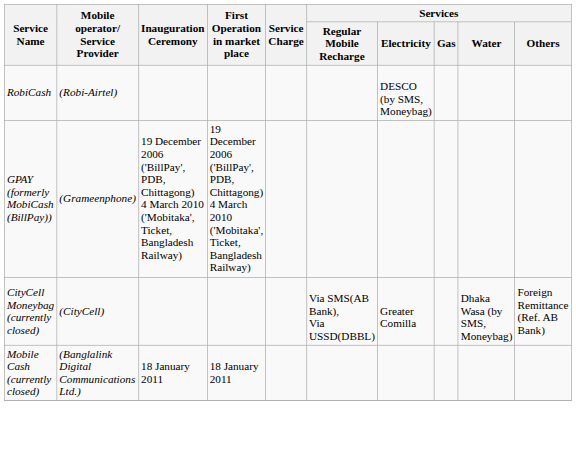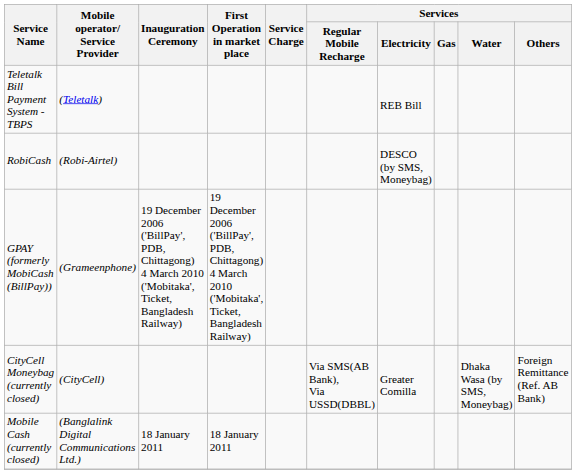+ row: (27, 99)
